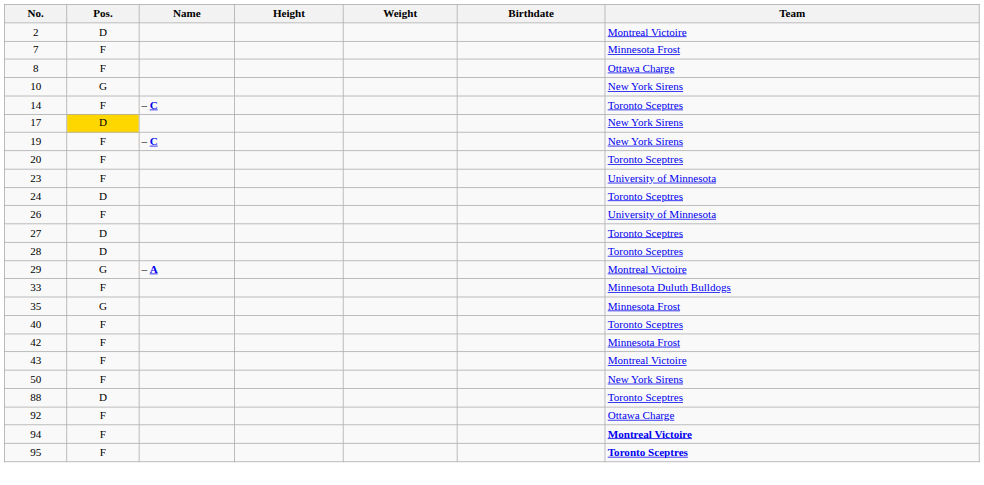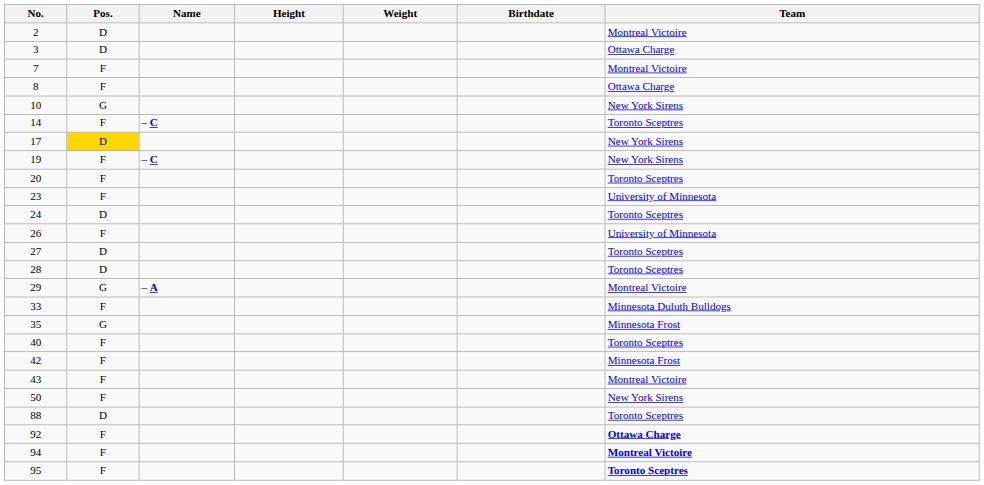+ row: (36, 50)
(644, 50) Minnesota Frost -> (647, 68) Montreal Victoire
(641, 416) normal -> (644, 434) bold
